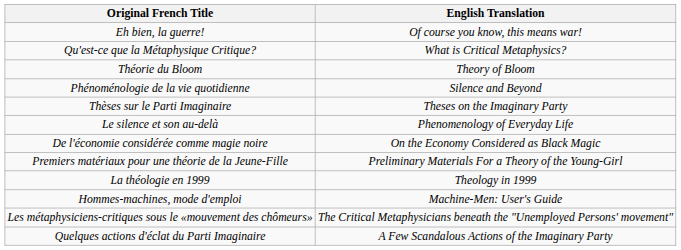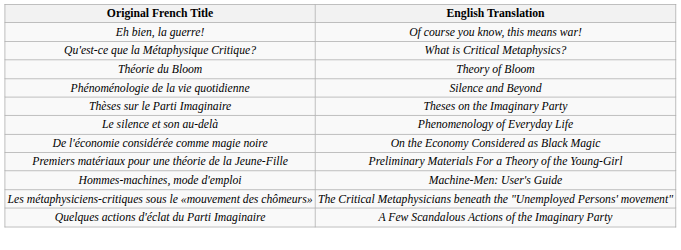- row: (160, 180)
